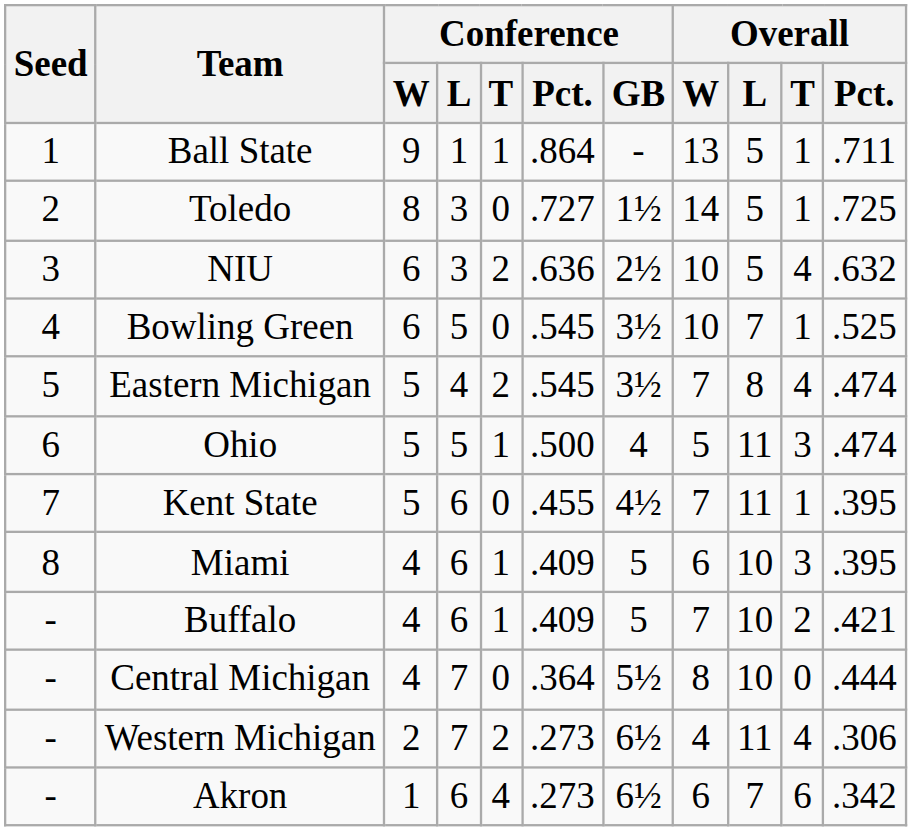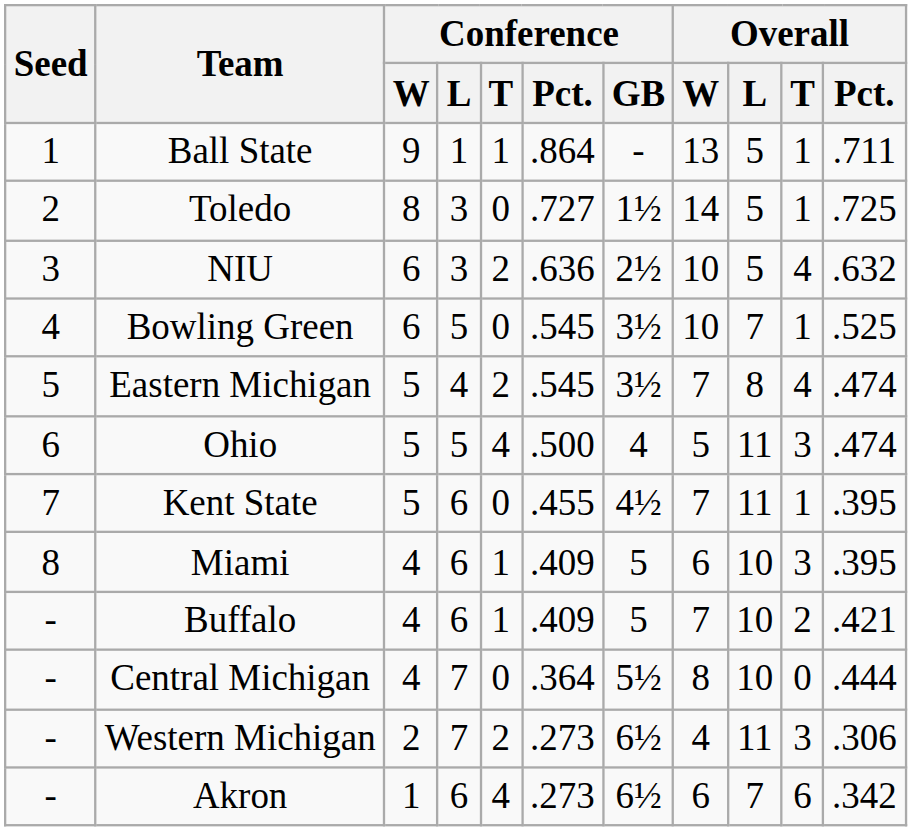(501, 444) 1 -> (501, 444) 4
(803, 737) 4 -> (803, 737) 3
